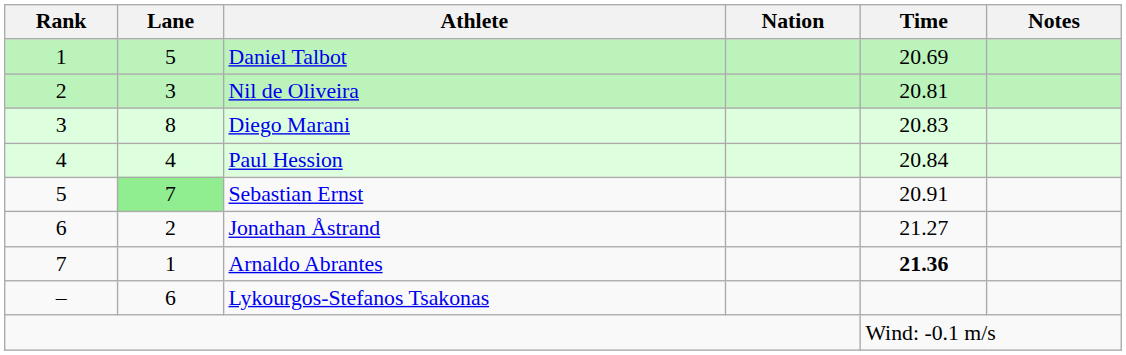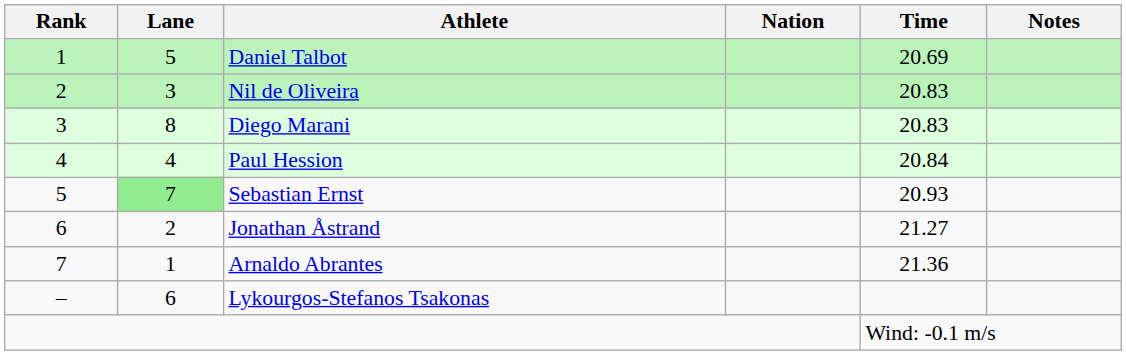(924, 90) 20.81 -> (924, 90) 20.83
(924, 194) 20.91 -> (924, 194) 20.93
(924, 263) bold -> (924, 263) normal
